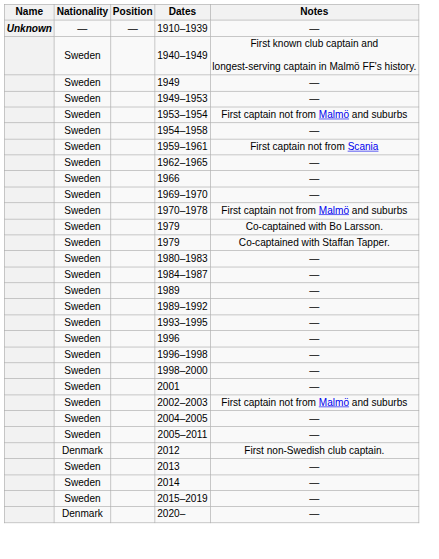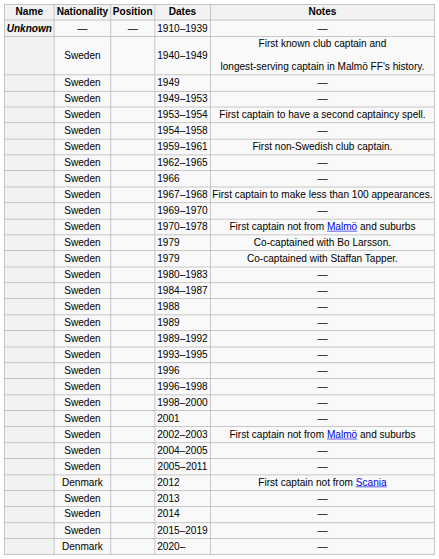(314, 115) First captain not from Malmö and suburbs -> (322, 115) First captain to have a second captaincy spell.
(314, 147) First captain not from Scania -> (322, 147) First non-Swedish club captain.
+ row: (82, 195)
+ row: (82, 306)
(314, 450) First non-Swedish club captain. -> (322, 482) First captain not from Scania
